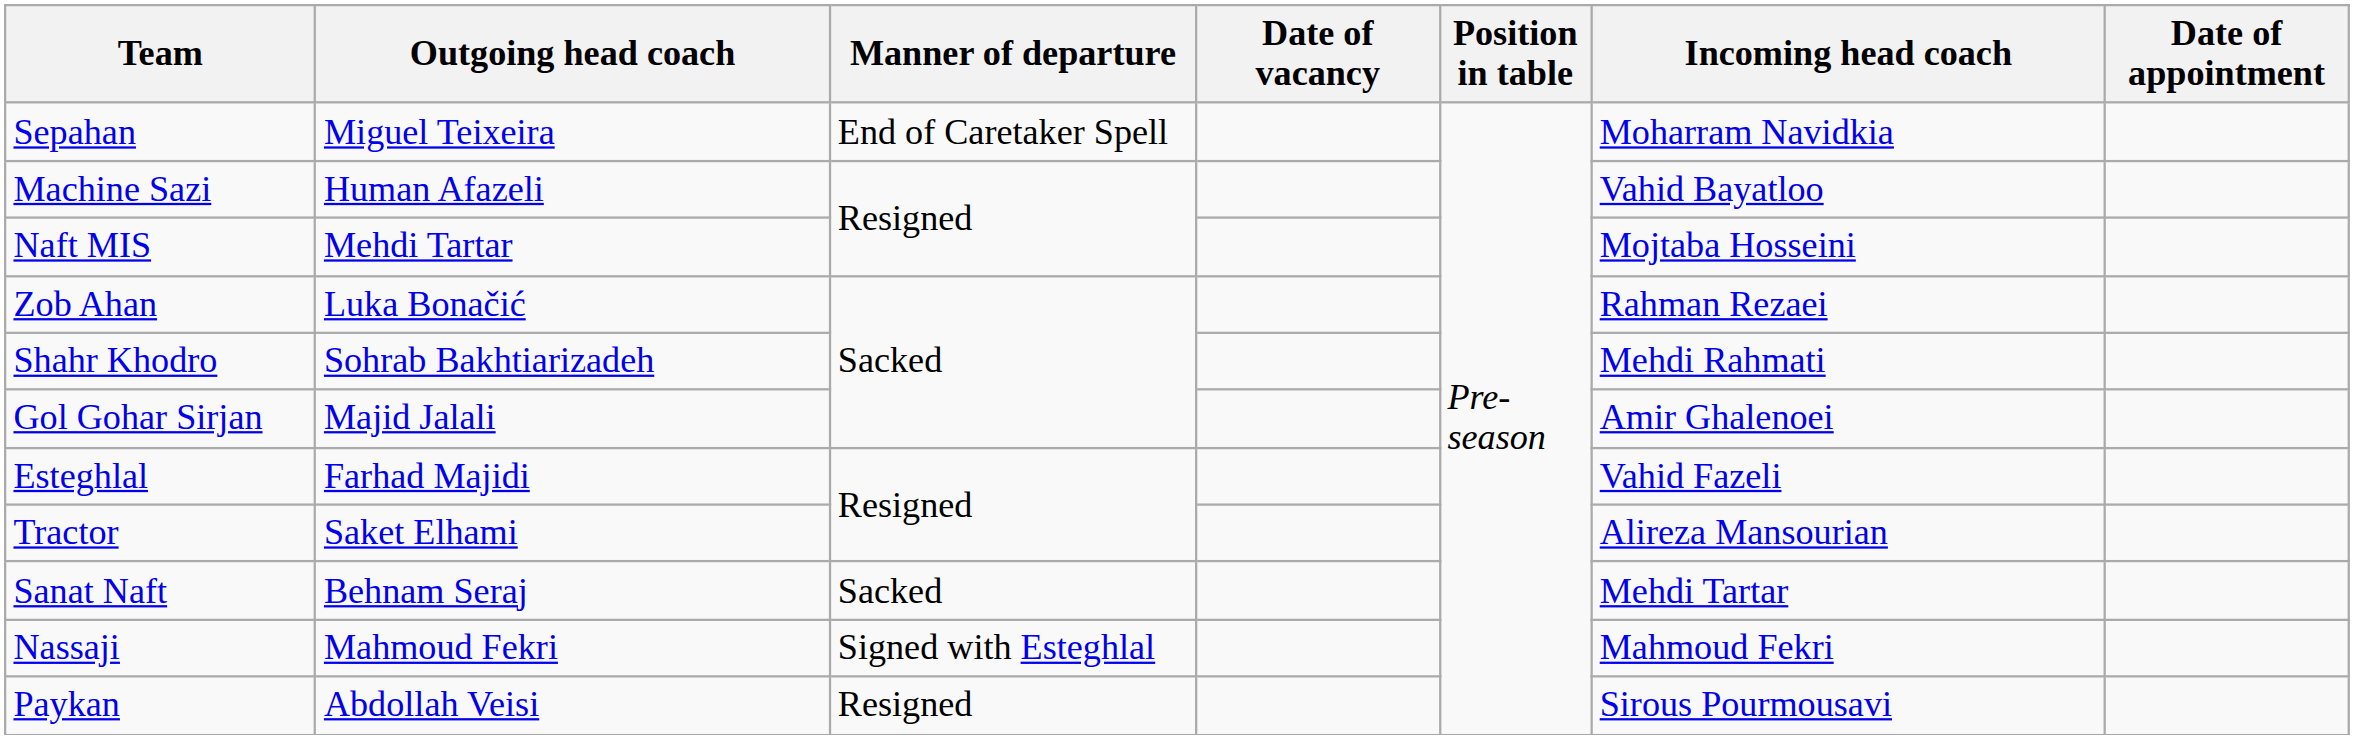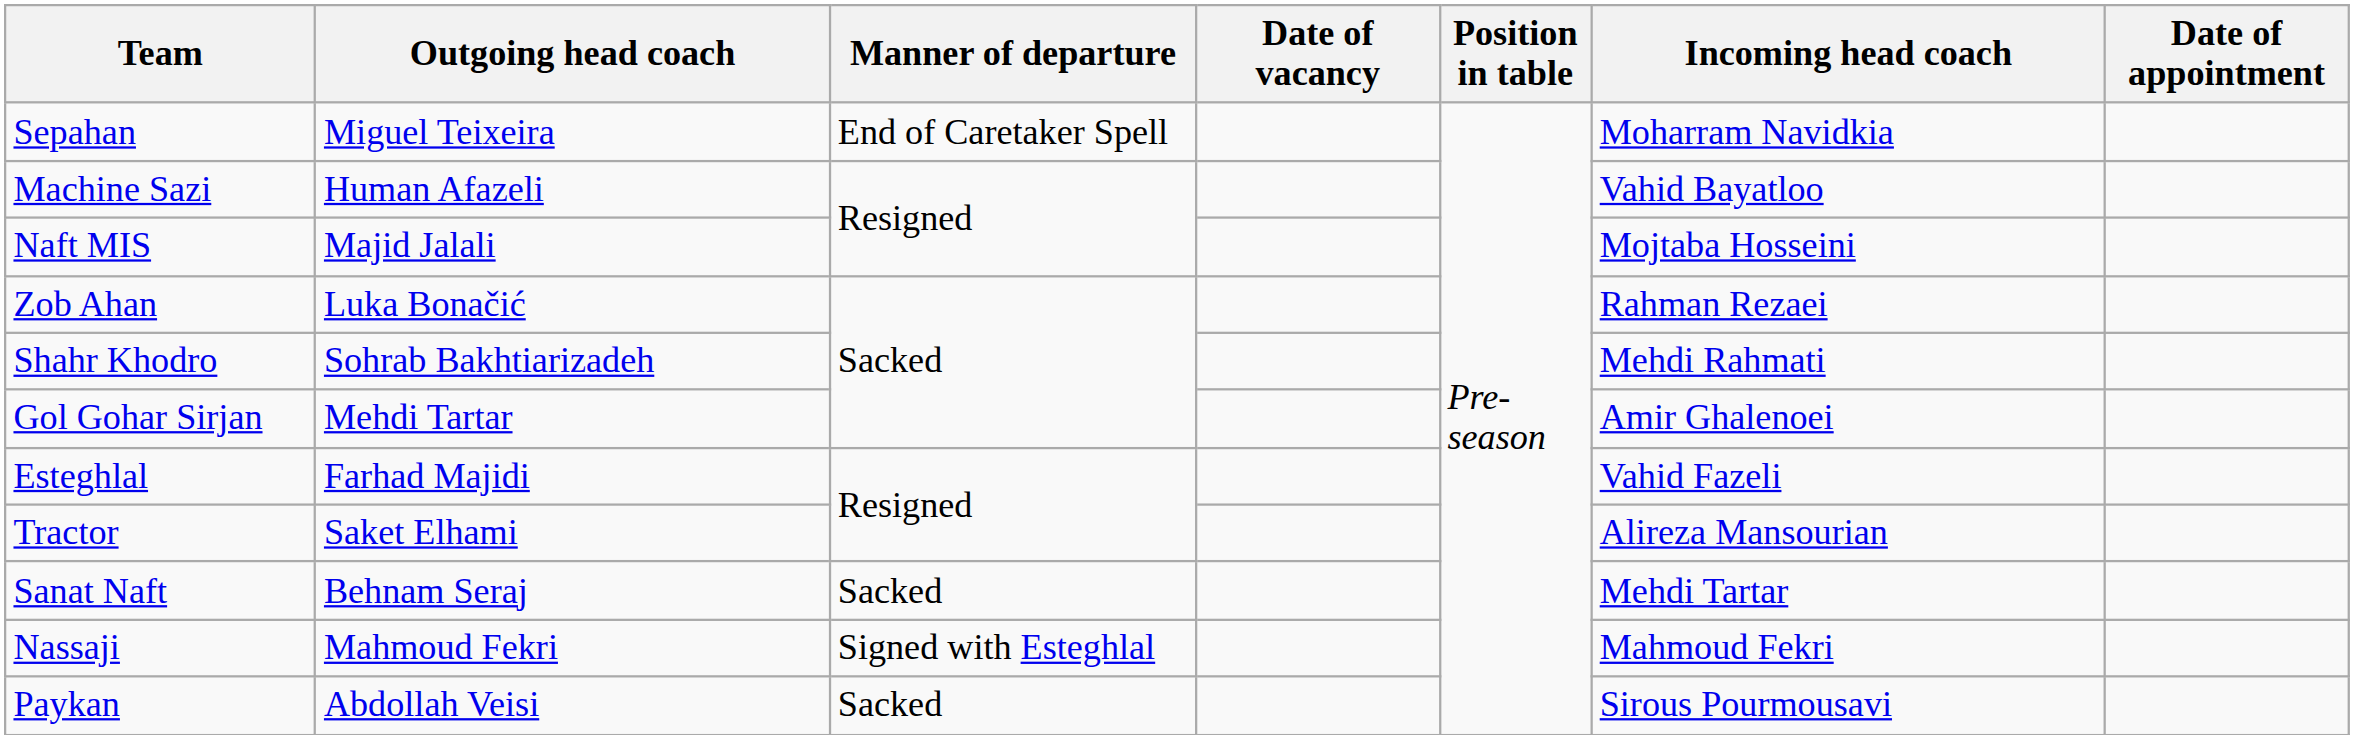(418, 245) Mehdi Tartar -> (410, 245) Majid Jalali
(410, 417) Majid Jalali -> (418, 417) Mehdi Tartar
(905, 704) Resigned -> (890, 704) Sacked
